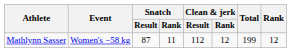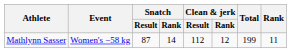(171, 40) 11 -> (171, 40) 14
(274, 40) 12 -> (274, 40) 11
